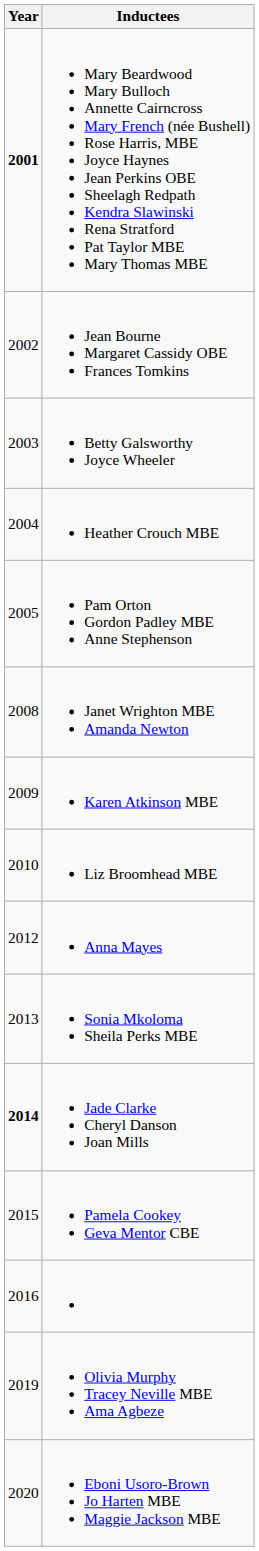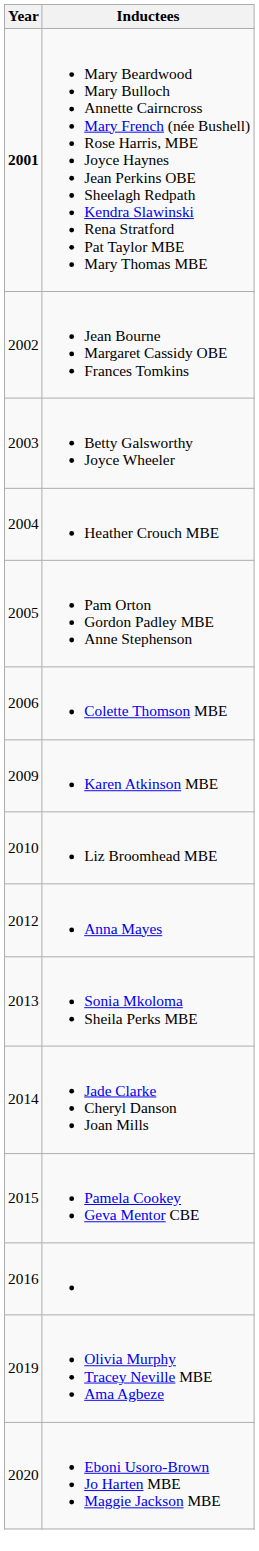+ row: (148, 712)
- row: (148, 721)
(23, 1116) bold -> (23, 1099) normal
